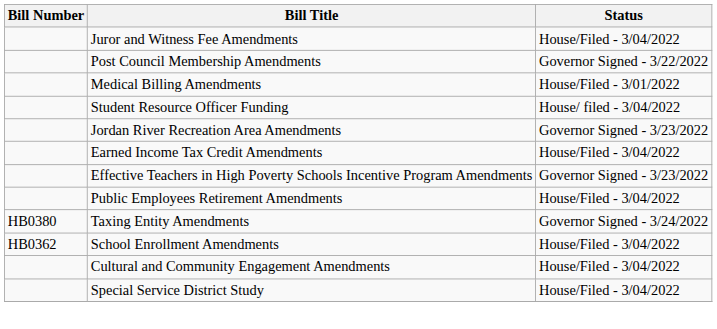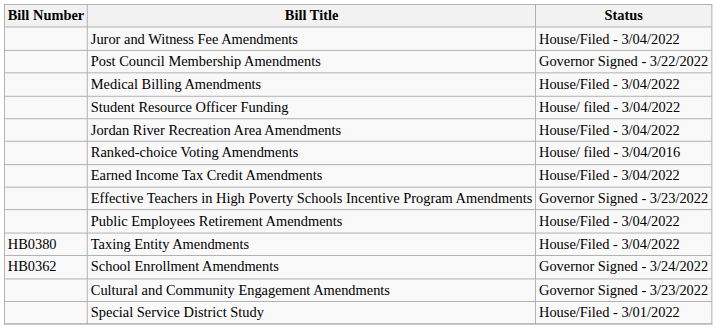(609, 84) House/Filed - 3/01/2022 -> (609, 84) House/Filed - 3/04/2022
(624, 130) Governor Signed - 3/23/2022 -> (609, 130) House/Filed - 3/04/2022
+ row: (195, 152)
(624, 221) Governor Signed - 3/24/2022 -> (609, 244) House/Filed - 3/04/2022
(609, 244) House/Filed - 3/04/2022 -> (624, 267) Governor Signed - 3/24/2022
(609, 267) House/Filed - 3/04/2022 -> (624, 289) Governor Signed - 3/23/2022
(609, 289) House/Filed - 3/04/2022 -> (609, 312) House/Filed - 3/01/2022
